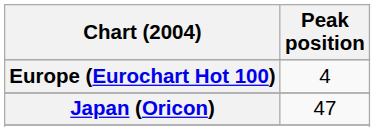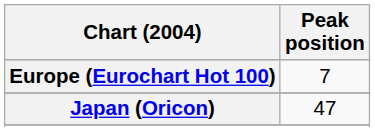(325, 76) 4 -> (325, 76) 7
